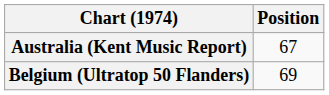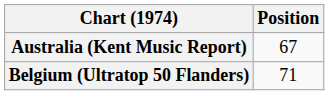(288, 75) 69 -> (288, 75) 71
